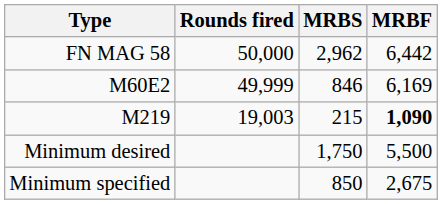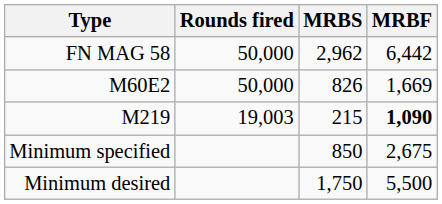(266, 85) 49,999 -> (266, 85) 50,000
(347, 85) 846 -> (347, 85) 826
(409, 85) 6,169 -> (409, 85) 1,669
rows swapped: (90, 183) <-> (97, 150)
